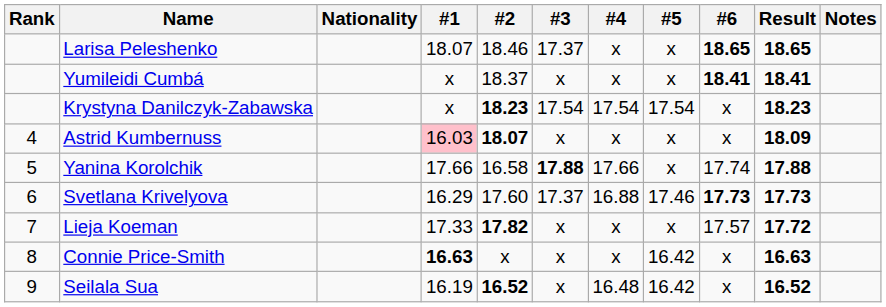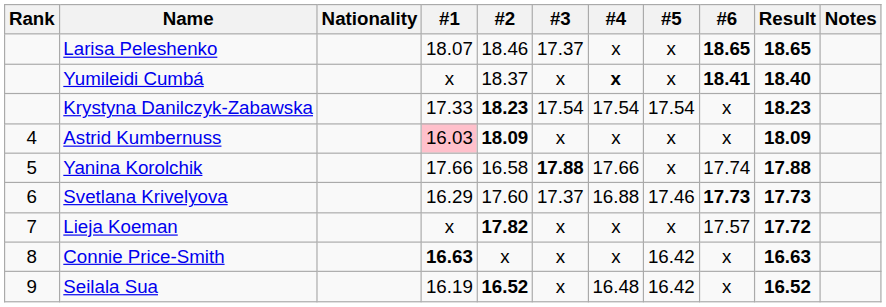(616, 78) normal -> (616, 78) bold
(787, 78) 18.41 -> (787, 78) 18.40
(449, 108) x -> (449, 108) 17.33
(505, 138) 18.07 -> (505, 138) 18.09
(449, 227) 17.33 -> (449, 227) x
